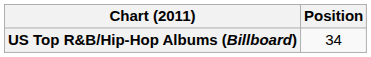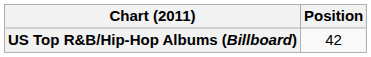(334, 40) 34 -> (334, 40) 42
